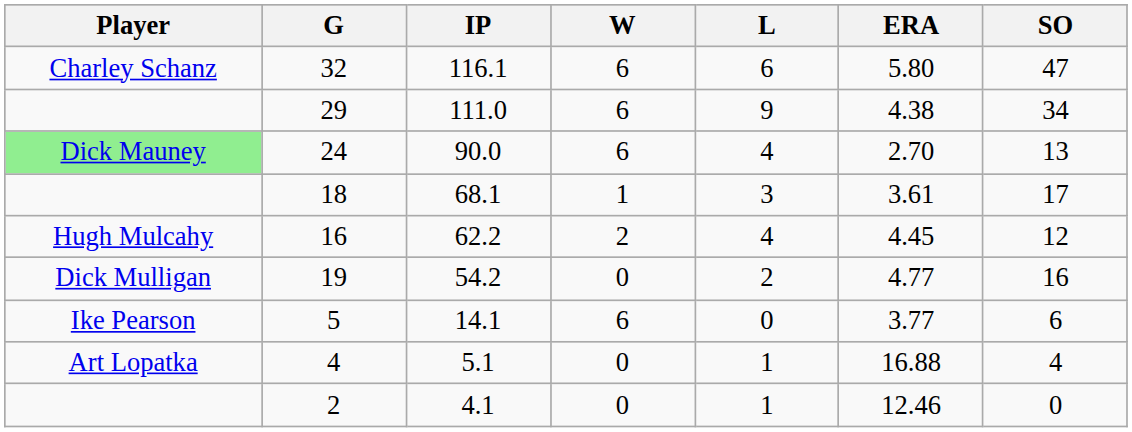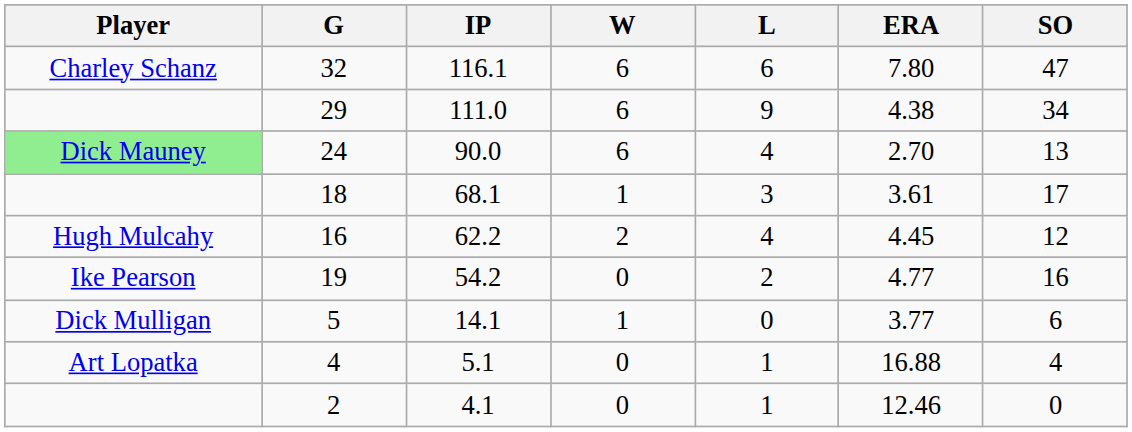(911, 67) 5.80 -> (911, 67) 7.80
(133, 278) Dick Mulligan -> (133, 278) Ike Pearson
(133, 320) Ike Pearson -> (133, 320) Dick Mulligan
(622, 320) 6 -> (622, 320) 1
